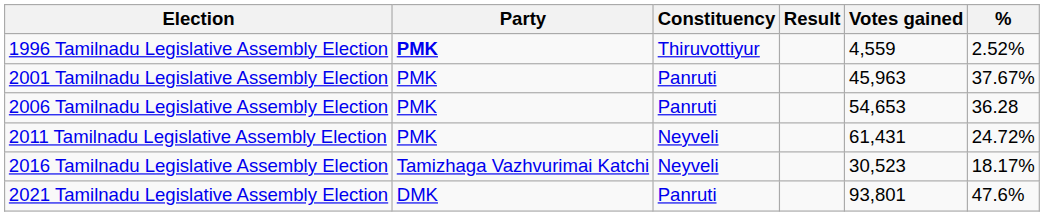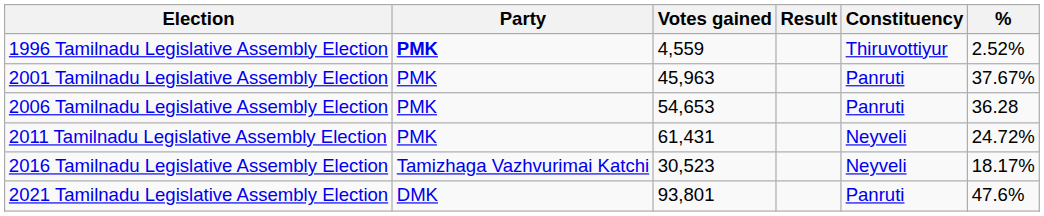columns swapped: (716, 19) <-> (906, 19)
